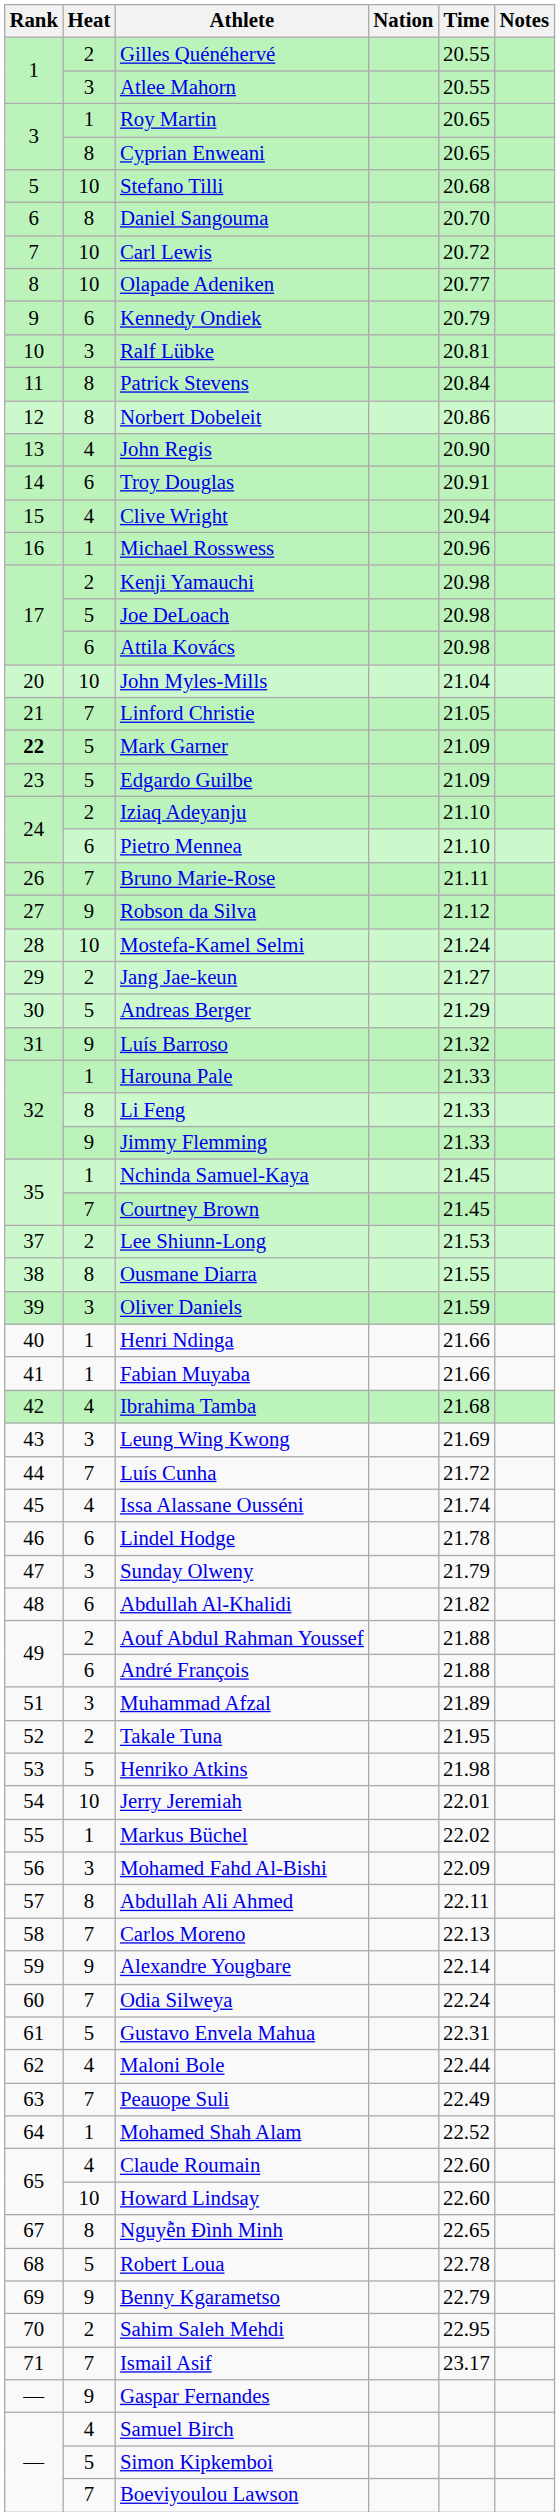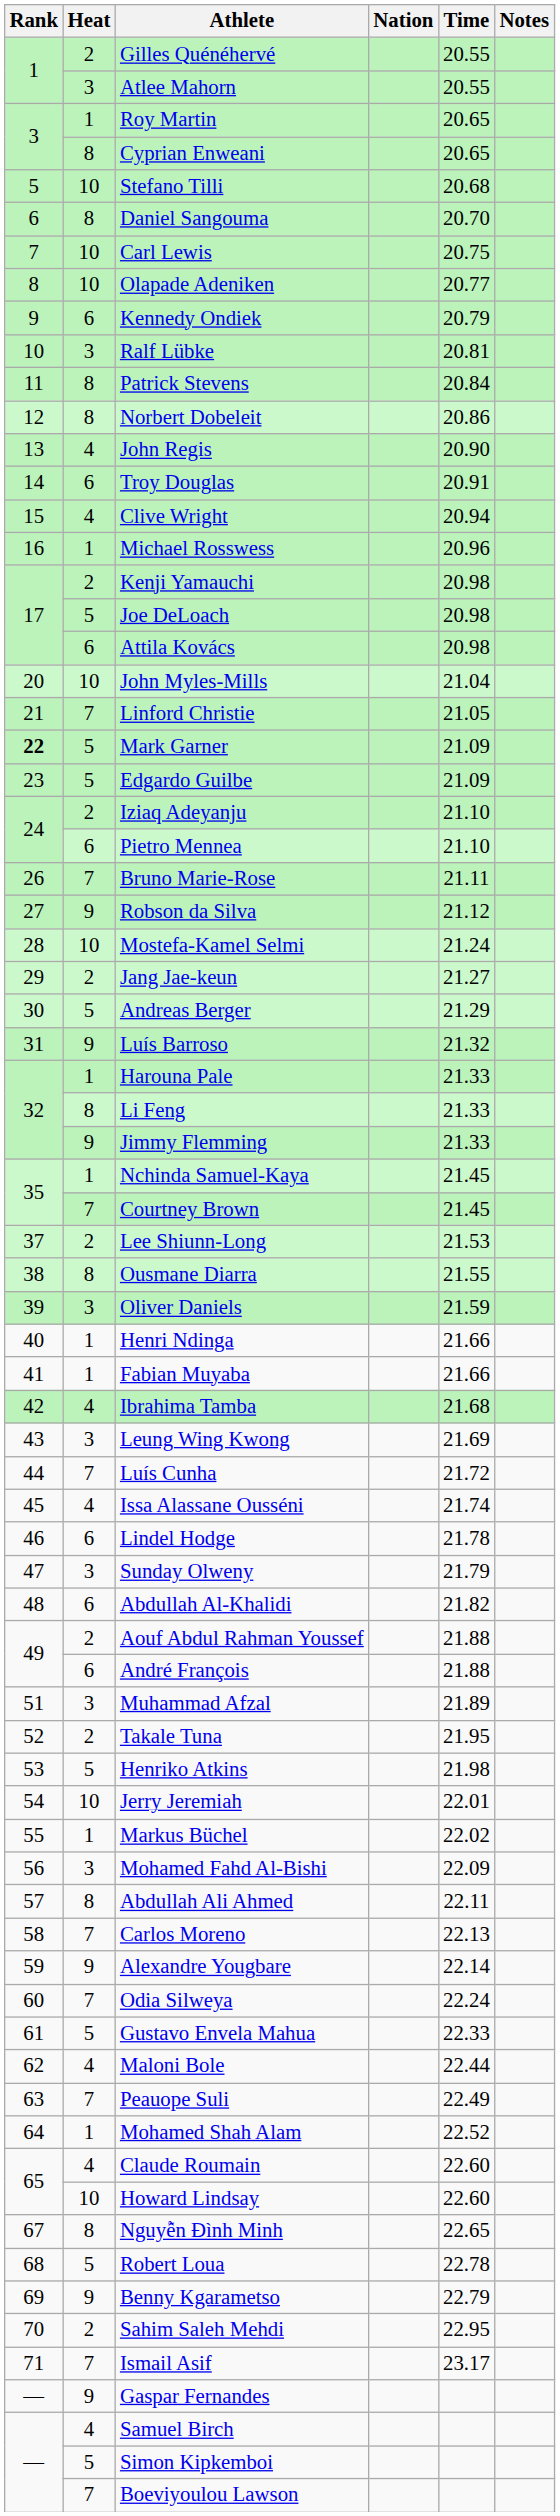(466, 251) 20.72 -> (466, 251) 20.75
(466, 2033) 22.31 -> (466, 2033) 22.33
